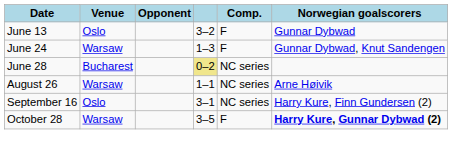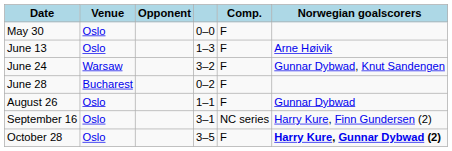+ row: (25, 31)
(205, 31) 3–2 -> (205, 48) 1–3
(315, 31) Gunnar Dybwad -> (303, 48) Arne Høivik
(205, 48) 1–3 -> (205, 66) 3–2
(205, 66) khaki background -> (205, 84) no background
(245, 66) NC series -> (223, 84) F
(102, 84) Warsaw -> (94, 102) Oslo
(245, 84) NC series -> (223, 102) F
(303, 84) Arne Høivik -> (315, 102) Gunnar Dybwad
(102, 119) Warsaw -> (94, 137) Oslo
